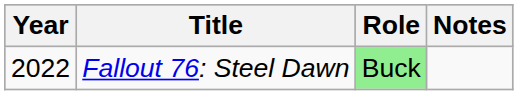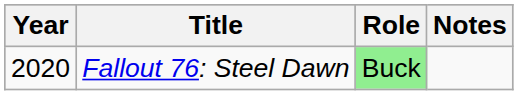(40, 67) 2022 -> (40, 67) 2020
